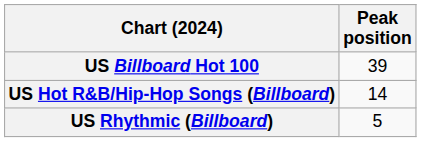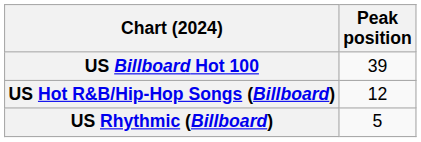(377, 94) 14 -> (377, 94) 12
